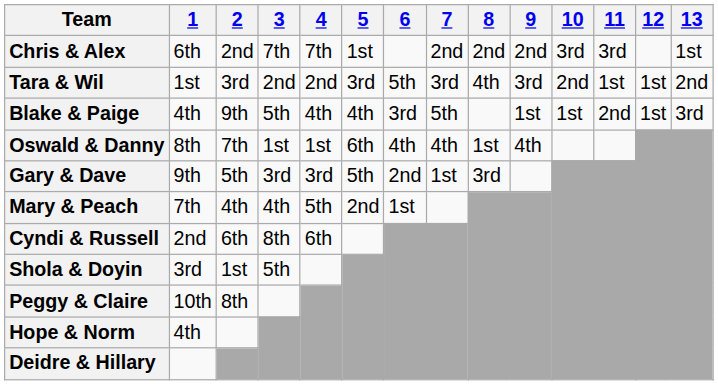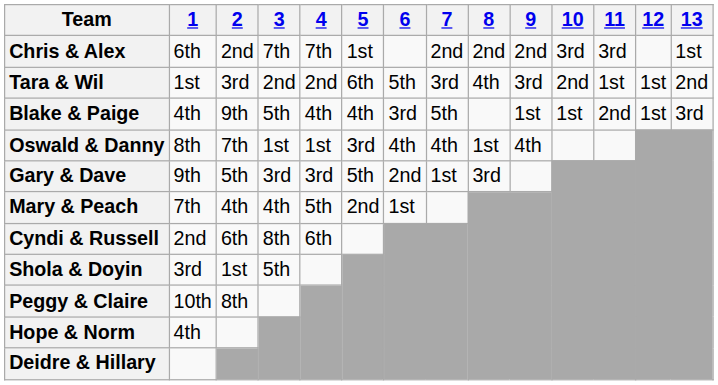(361, 82) 3rd -> (360, 82) 6th
(360, 144) 6th -> (361, 144) 3rd
